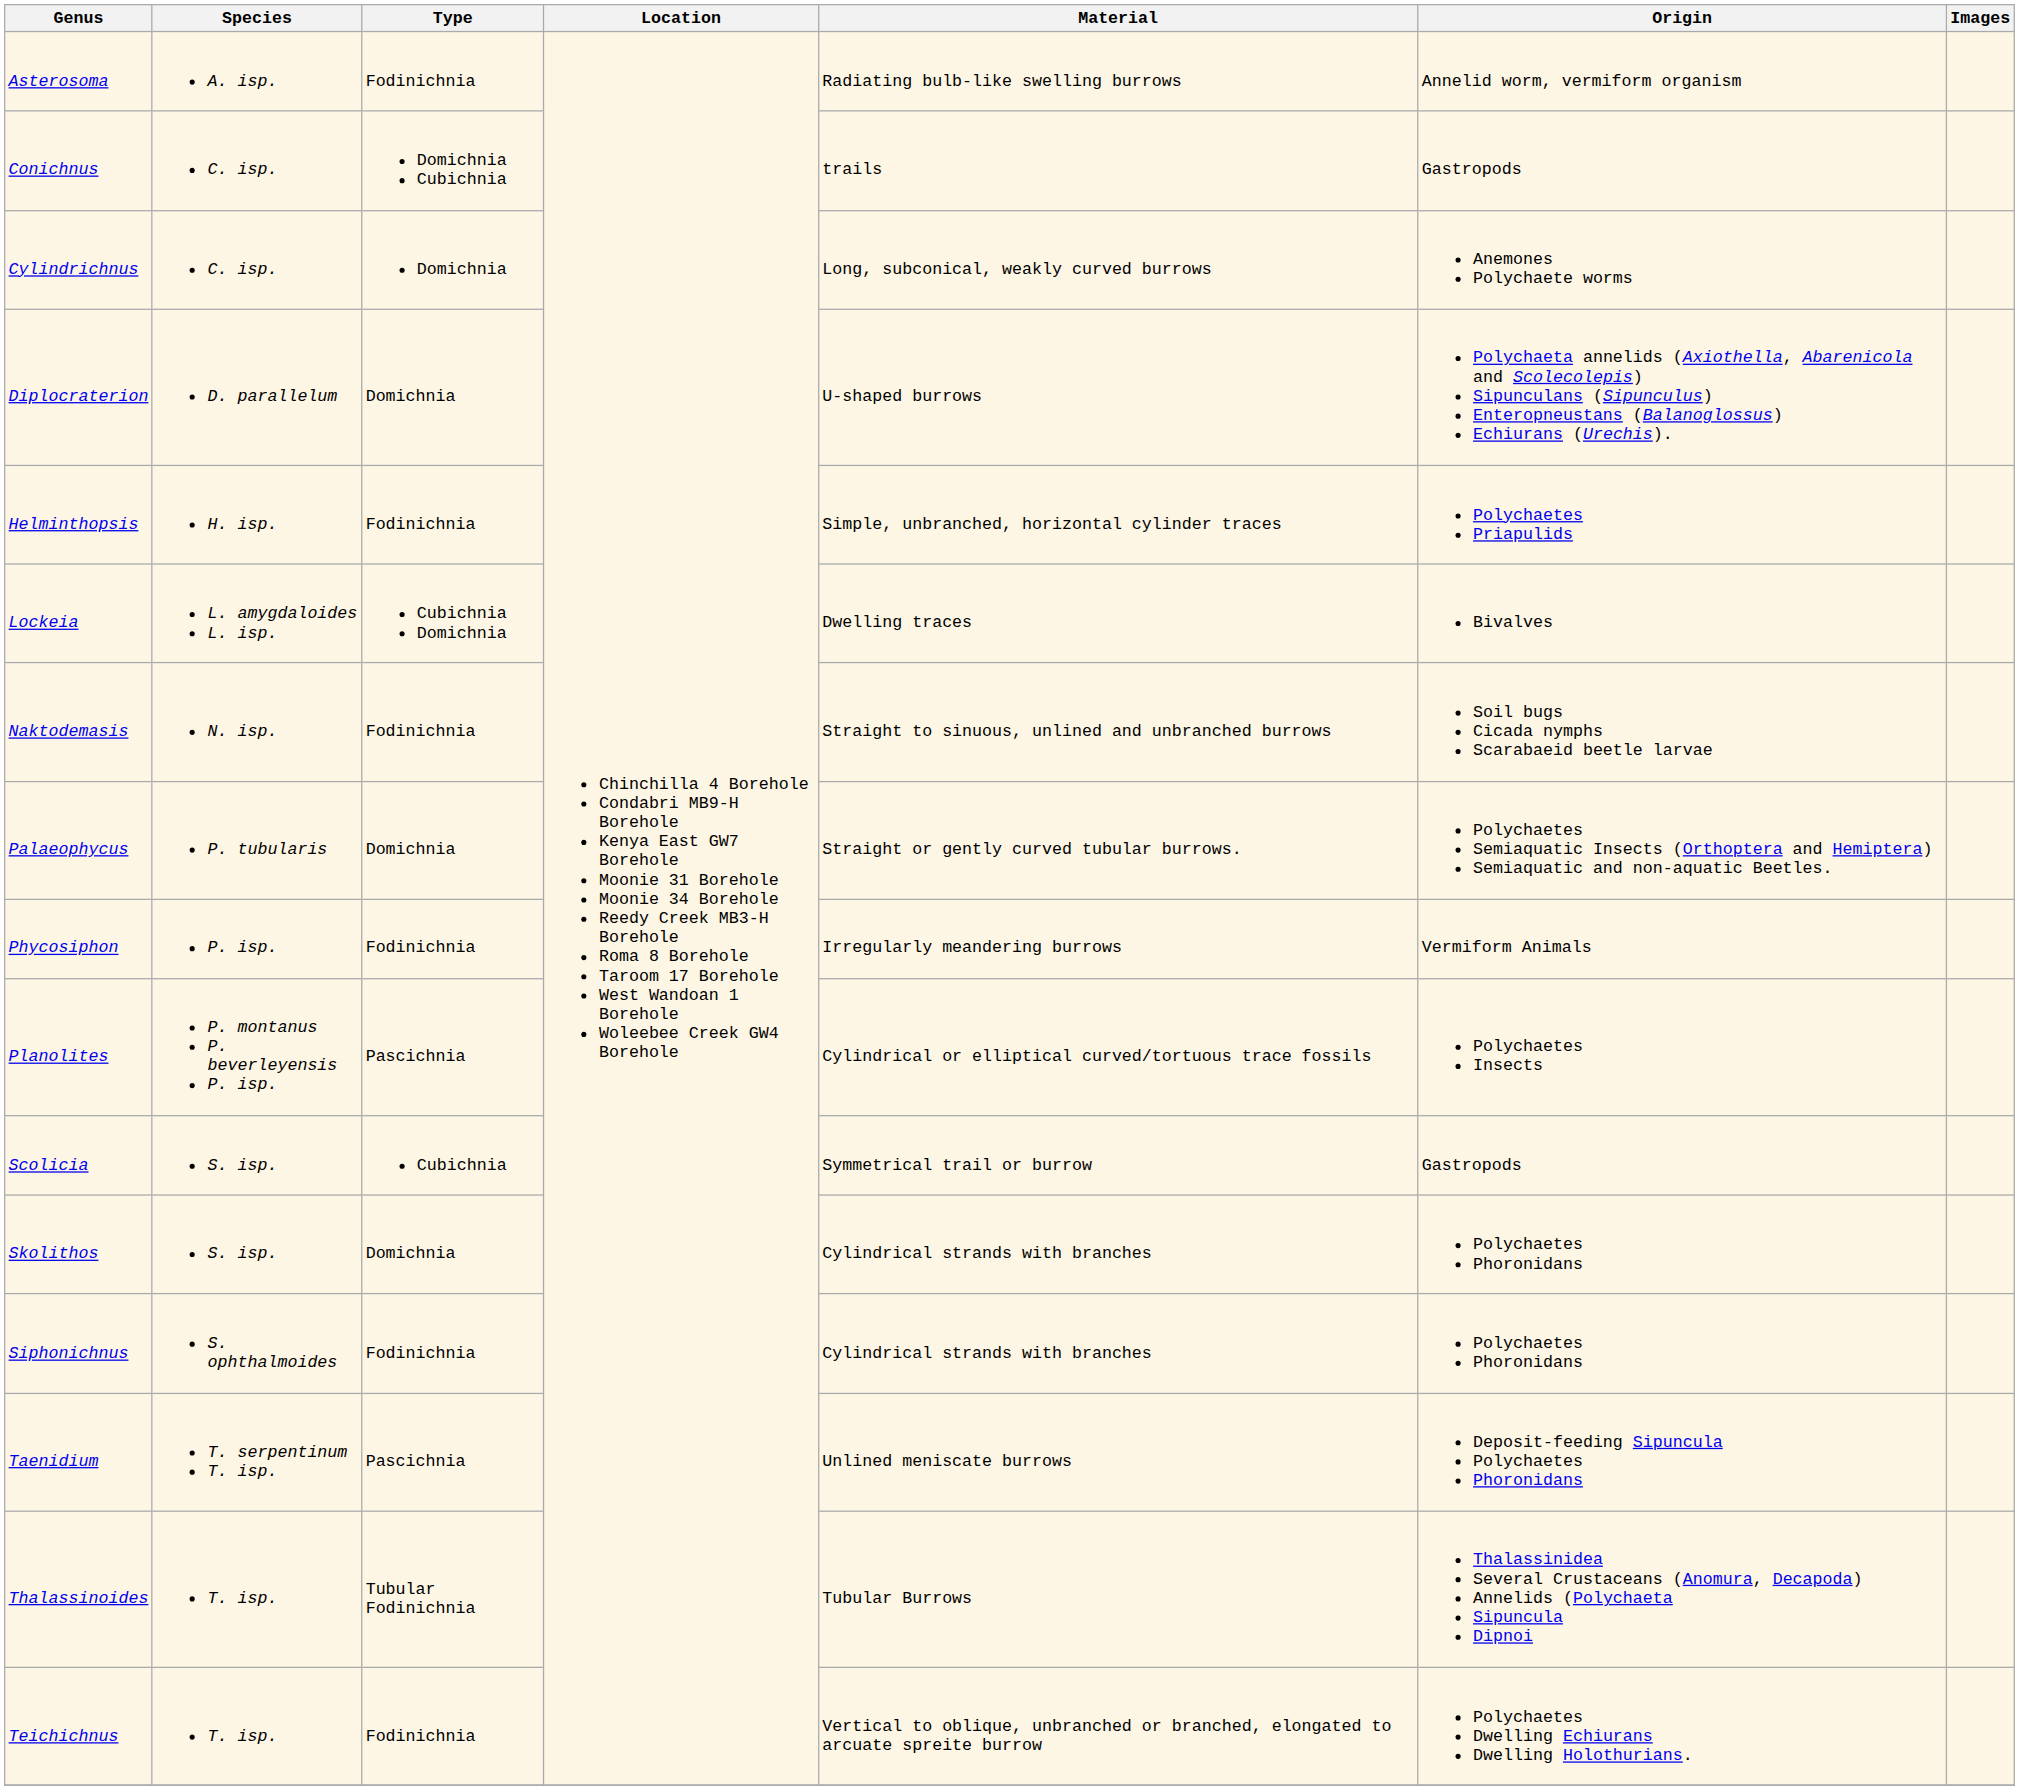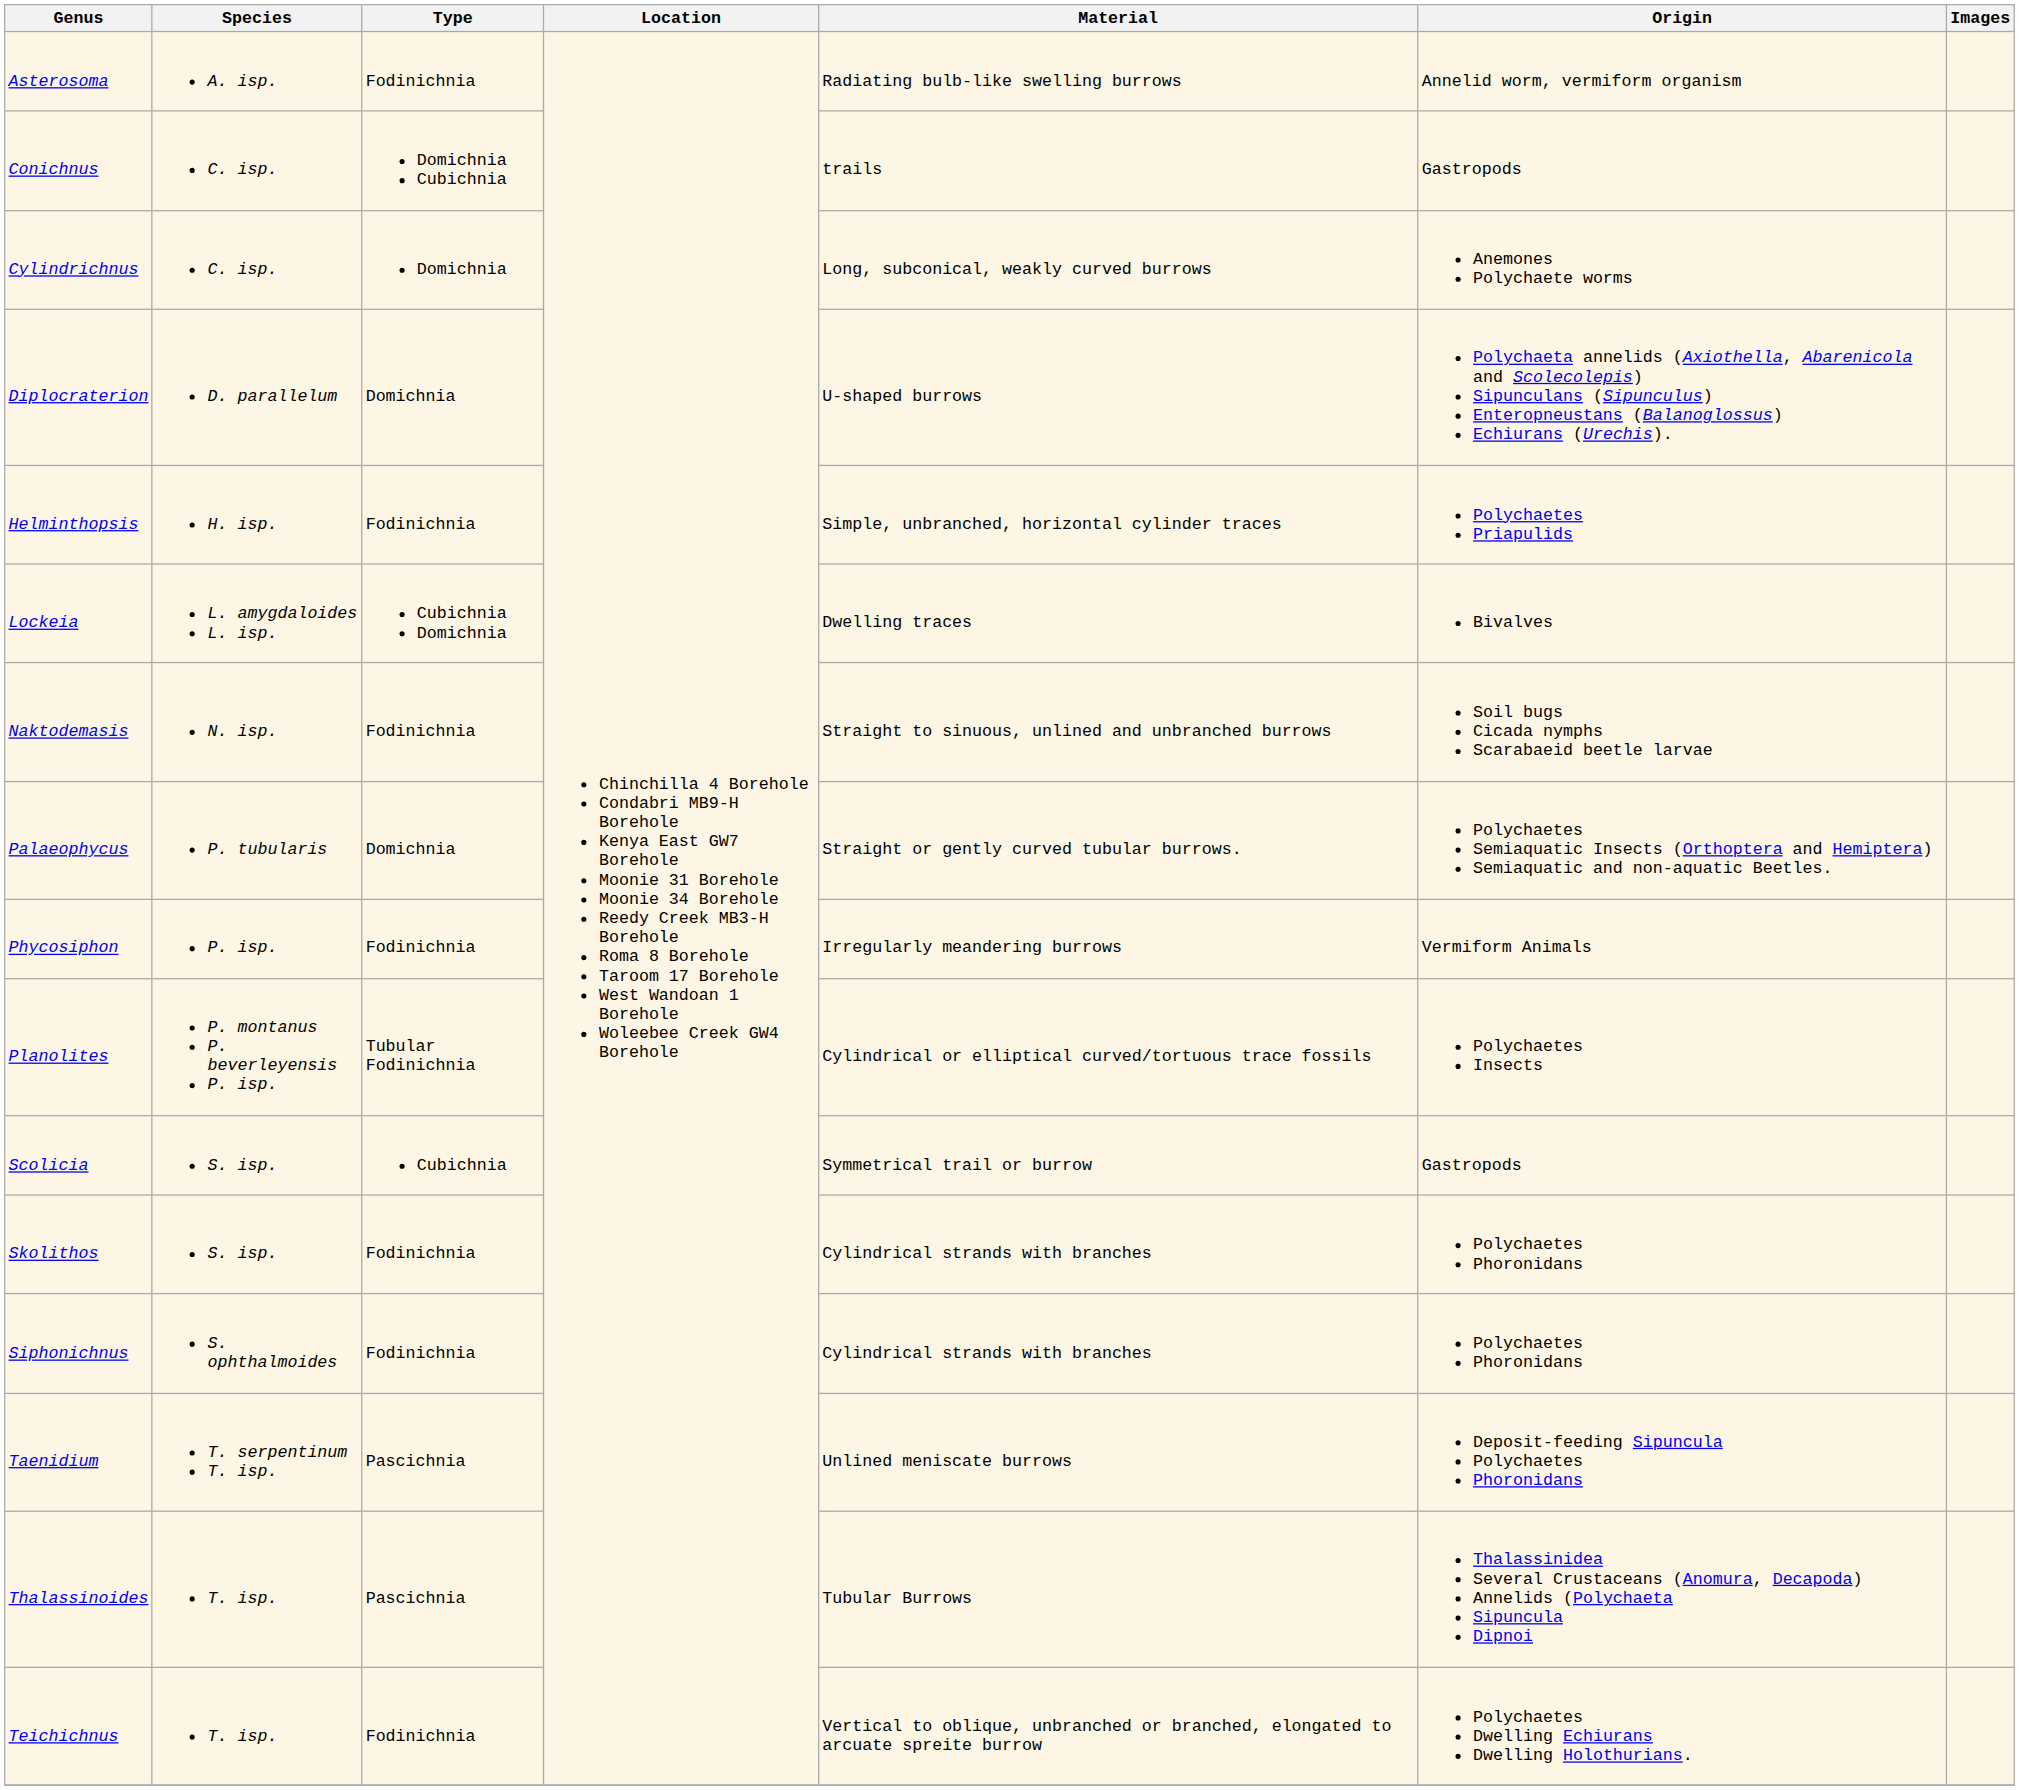(416, 1057) Pascichnia -> (421, 1057) Tubular Fodinichnia
(411, 1254) Domichnia -> (421, 1254) Fodinichnia
(421, 1599) Tubular Fodinichnia -> (416, 1599) Pascichnia
